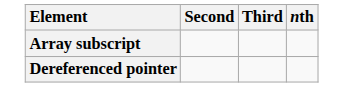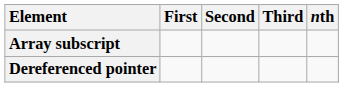+ column: (181, 17)
